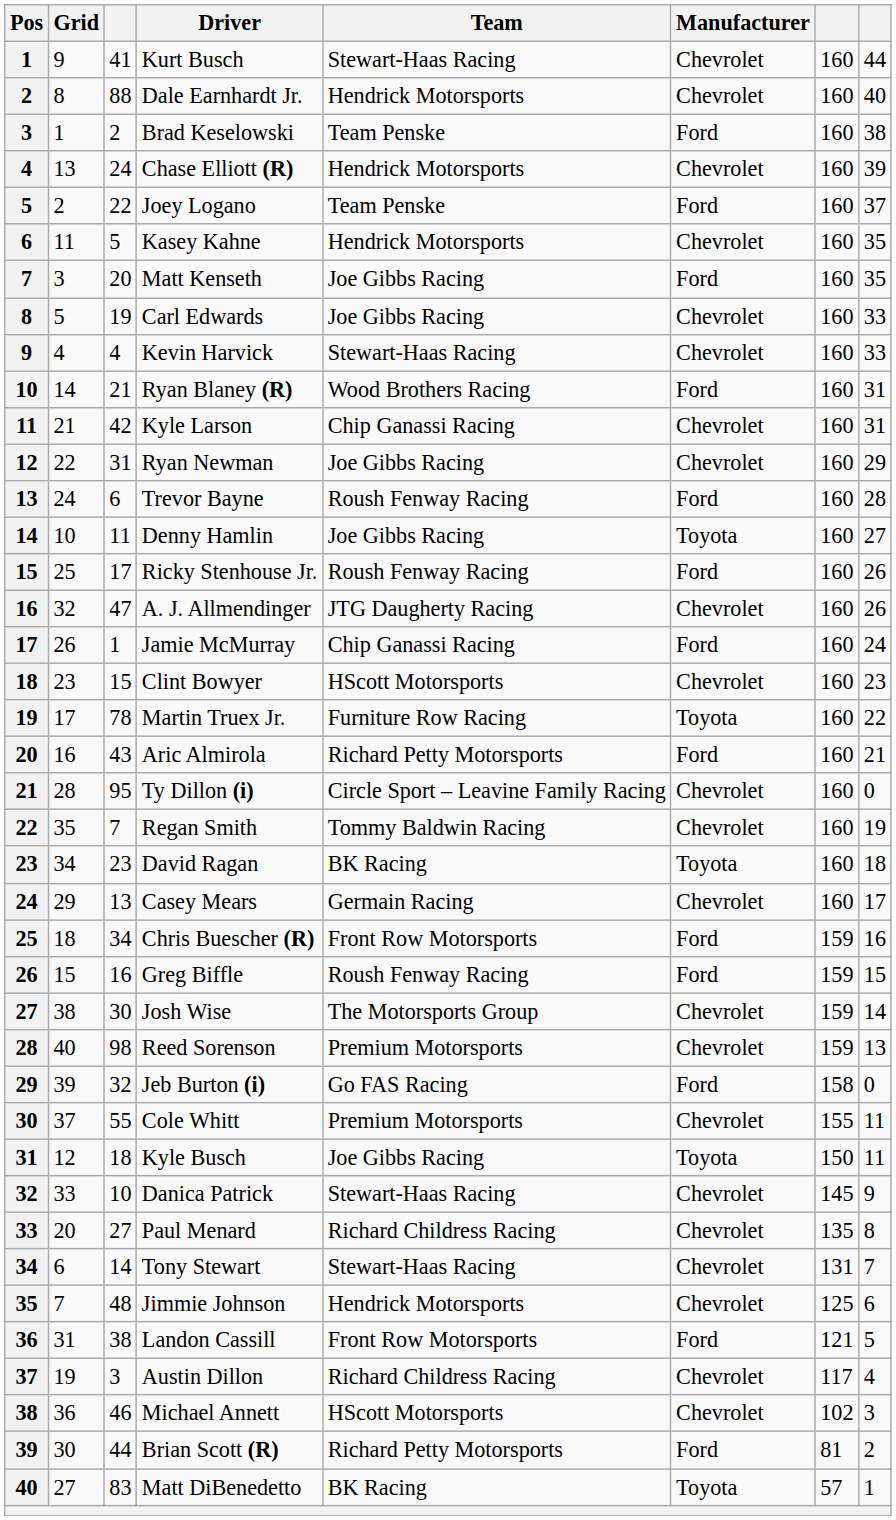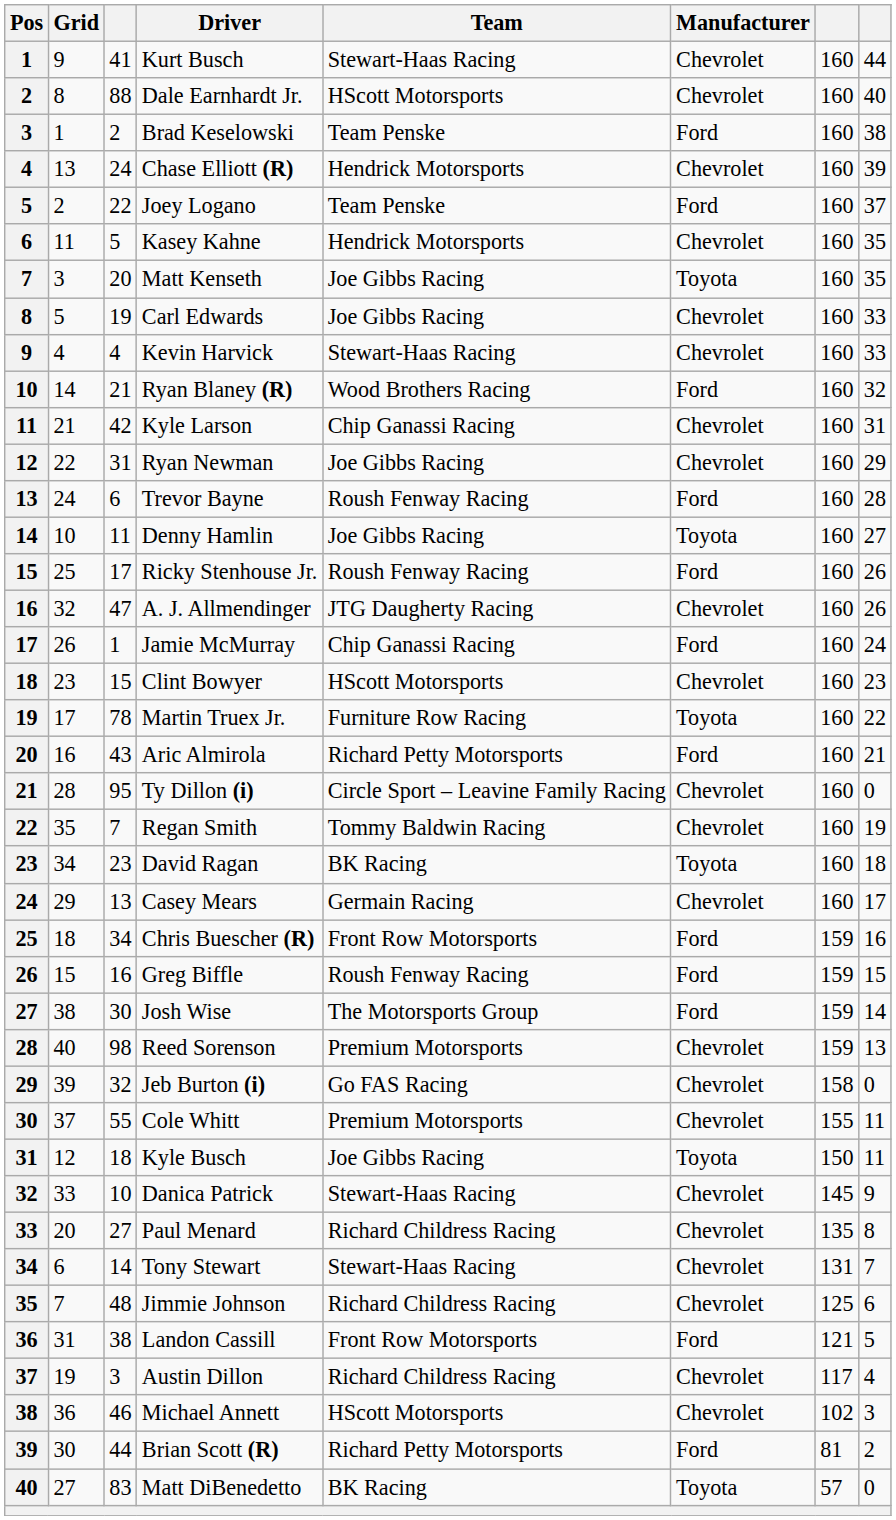(426, 96) Hendrick Motorsports -> (415, 96) HScott Motorsports
(697, 279) Ford -> (707, 279) Toyota
(875, 388) 31 -> (875, 388) 32
(720, 1010) Chevrolet -> (697, 1010) Ford
(697, 1084) Ford -> (720, 1084) Chevrolet
(426, 1303) Hendrick Motorsports -> (442, 1303) Richard Childress Racing
(869, 1486) 1 -> (869, 1486) 0
